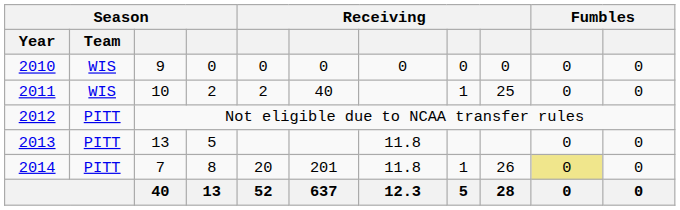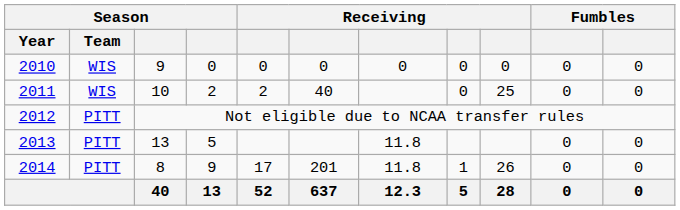(463, 92) 1 -> (463, 92) 0
(160, 167) 7 -> (160, 167) 8
(212, 167) 8 -> (212, 167) 9
(263, 167) 20 -> (263, 167) 17
(567, 167) khaki background -> (567, 167) no background
